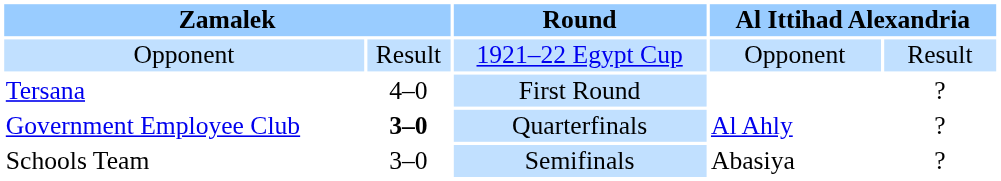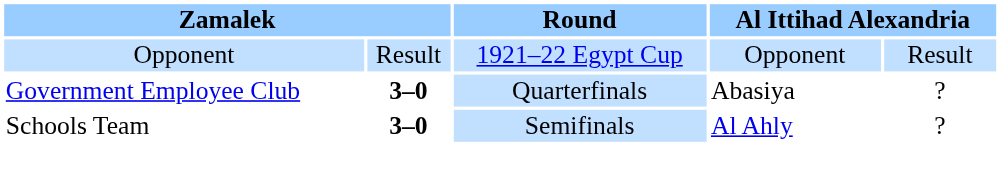- row: (45, 90)
(752, 125) Al Ahly -> (753, 90) Abasiya
(408, 160) normal -> (408, 125) bold
(753, 160) Abasiya -> (752, 125) Al Ahly
